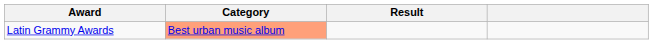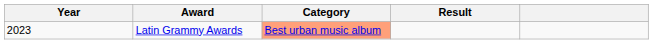+ column: (69, 13)
